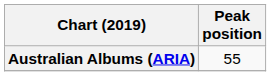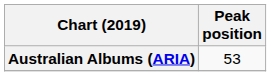(232, 58) 55 -> (232, 58) 53
